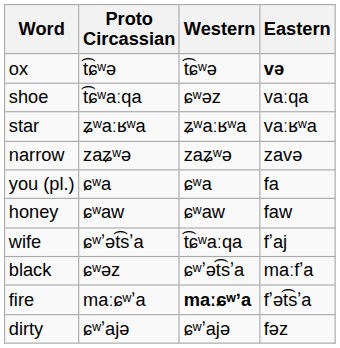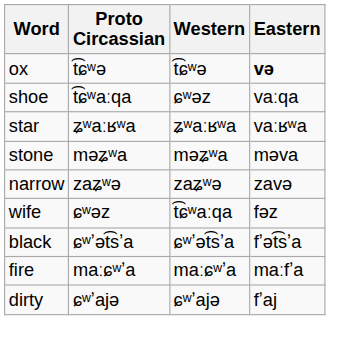+ row: (31, 155)
- row: (42, 184)
- row: (34, 213)
(113, 241) ɕʷʼət͡sʼa -> (92, 213) ɕʷəz
(275, 241) fʼaj -> (266, 213) fəz
(102, 270) ɕʷəz -> (103, 241) ɕʷʼət͡sʼa
(289, 270) maːfʼa -> (277, 241) fʼət͡sʼa
(217, 299) bold -> (205, 270) normal
(288, 299) fʼət͡sʼa -> (278, 270) maːfʼa
(276, 328) fəz -> (265, 299) fʼaj
